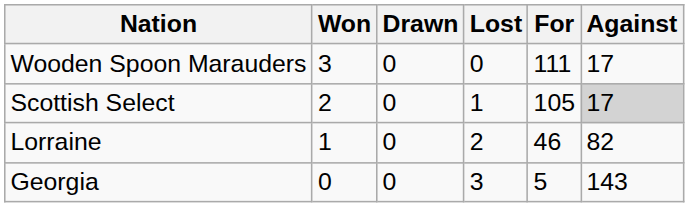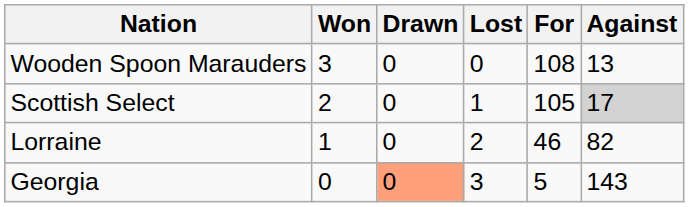(552, 63) 111 -> (554, 63) 108
(600, 63) 17 -> (600, 63) 13
(389, 181) no background -> (389, 181) lightsalmon background
